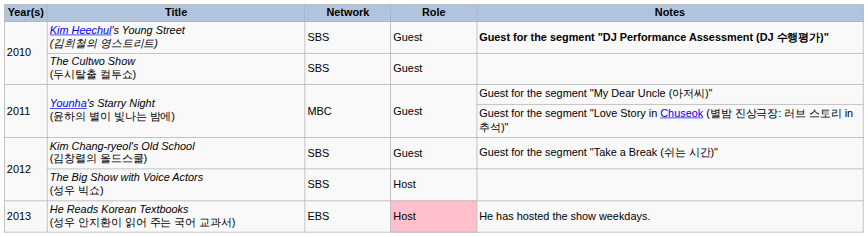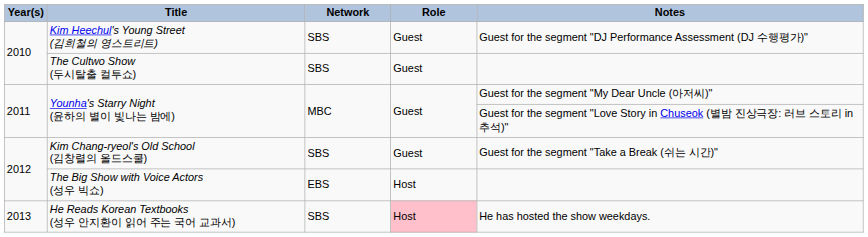(654, 37) bold -> (644, 37) normal
(318, 184) SBS -> (318, 184) EBS
(318, 216) EBS -> (318, 216) SBS
